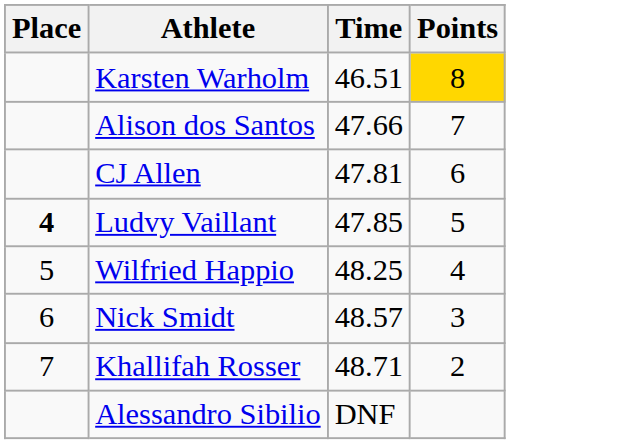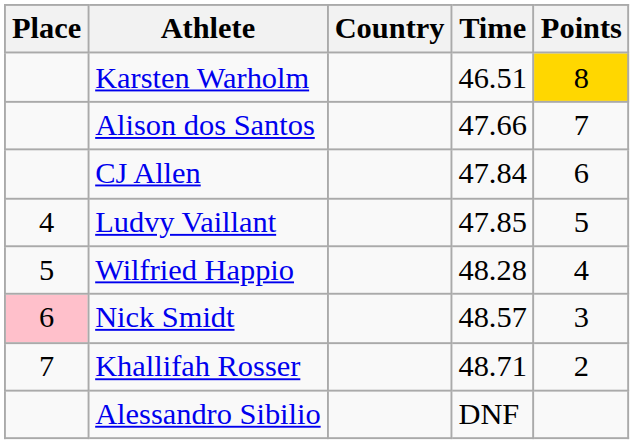+ column: (390, 28)
(369, 173) 47.81 -> (493, 173) 47.84
(47, 221) bold -> (47, 221) normal
(369, 269) 48.25 -> (493, 269) 48.28
(47, 317) no background -> (47, 317) pink background
